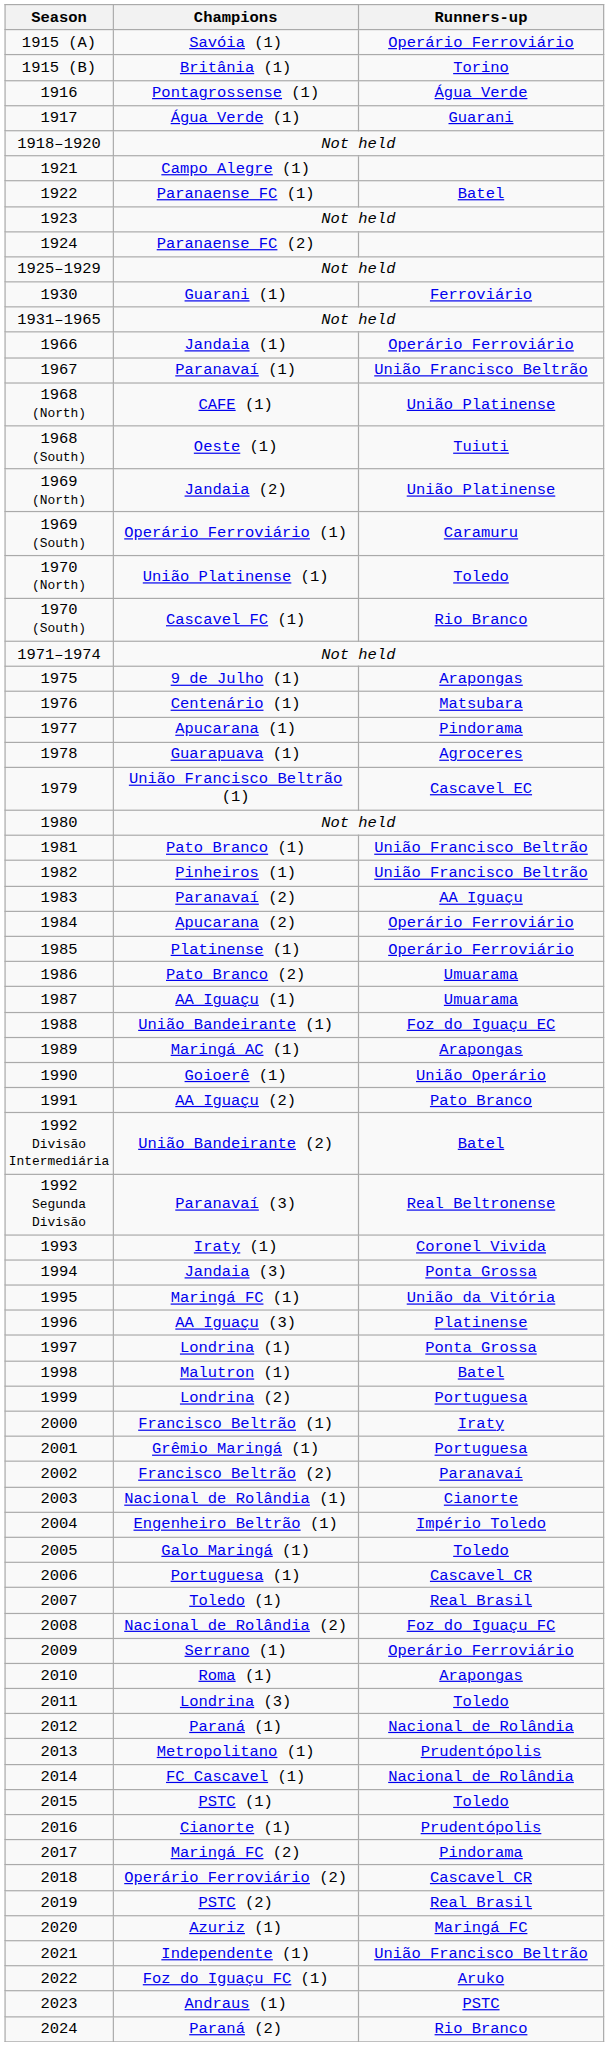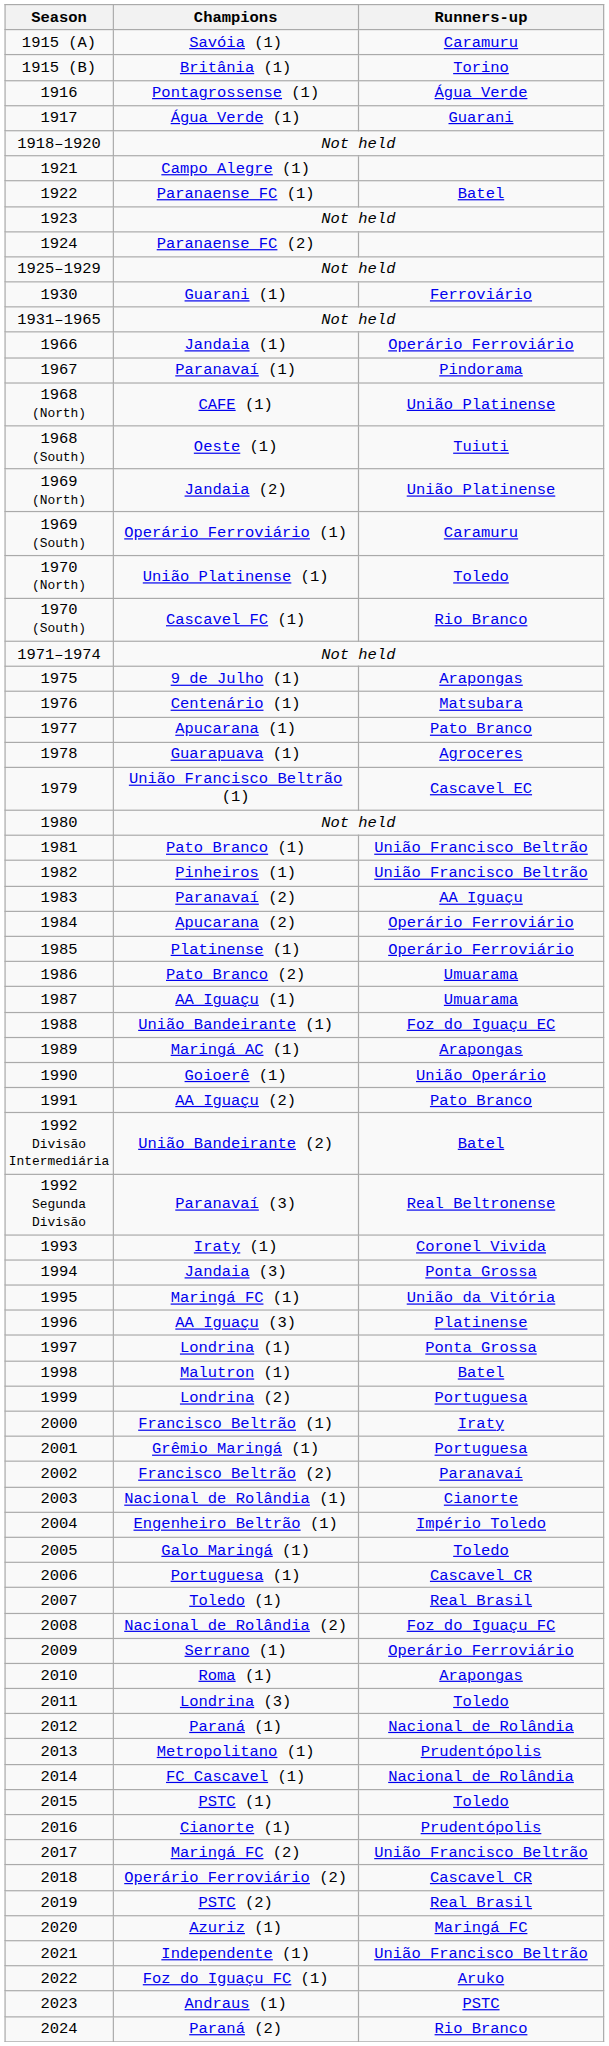(481, 42) Operário Ferroviário -> (481, 42) Caramuru
(481, 370) União Francisco Beltrão -> (481, 370) Pindorama
(481, 729) Pindorama -> (481, 729) Pato Branco
(481, 1852) Pindorama -> (481, 1852) União Francisco Beltrão
